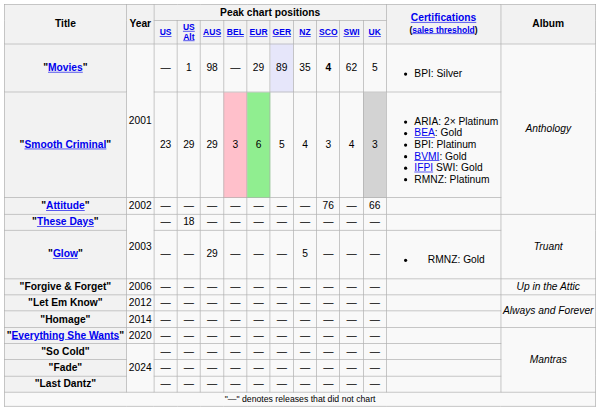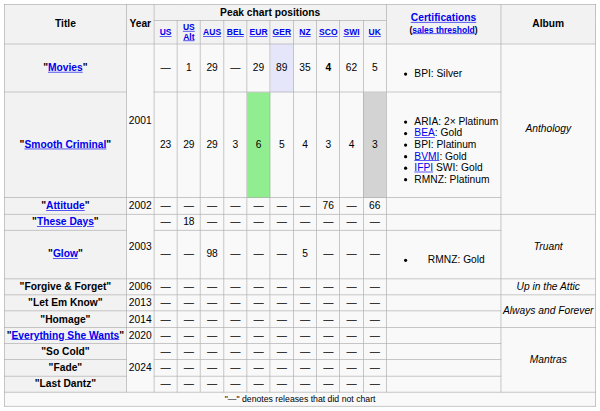(212, 68) 98 -> (212, 68) 29
(235, 145) pink background -> (235, 145) no background
(212, 254) 29 -> (212, 254) 98
(140, 303) 2012 -> (140, 303) 2013
